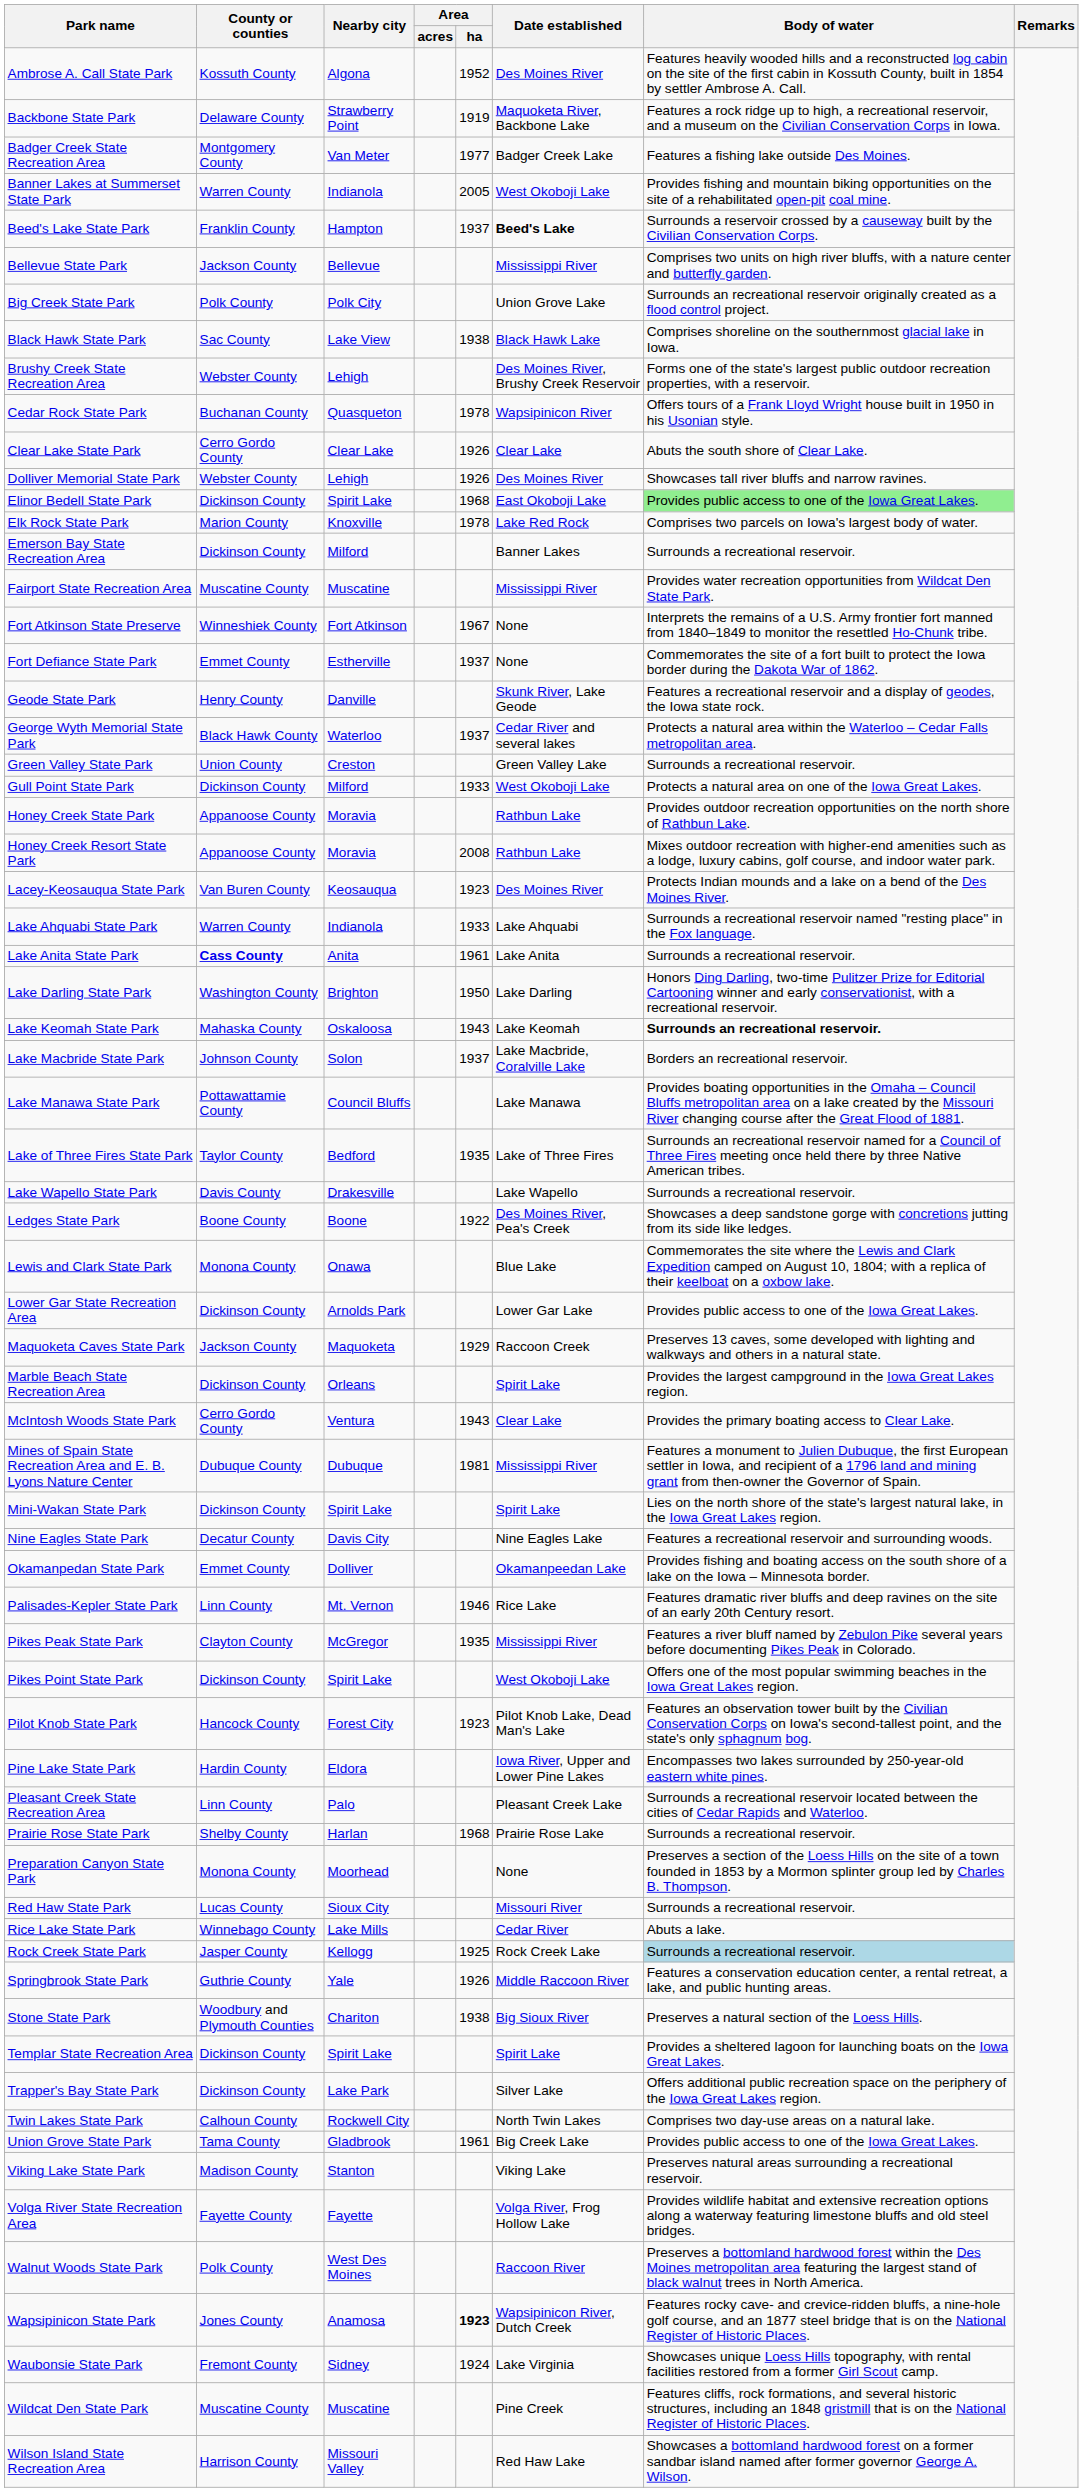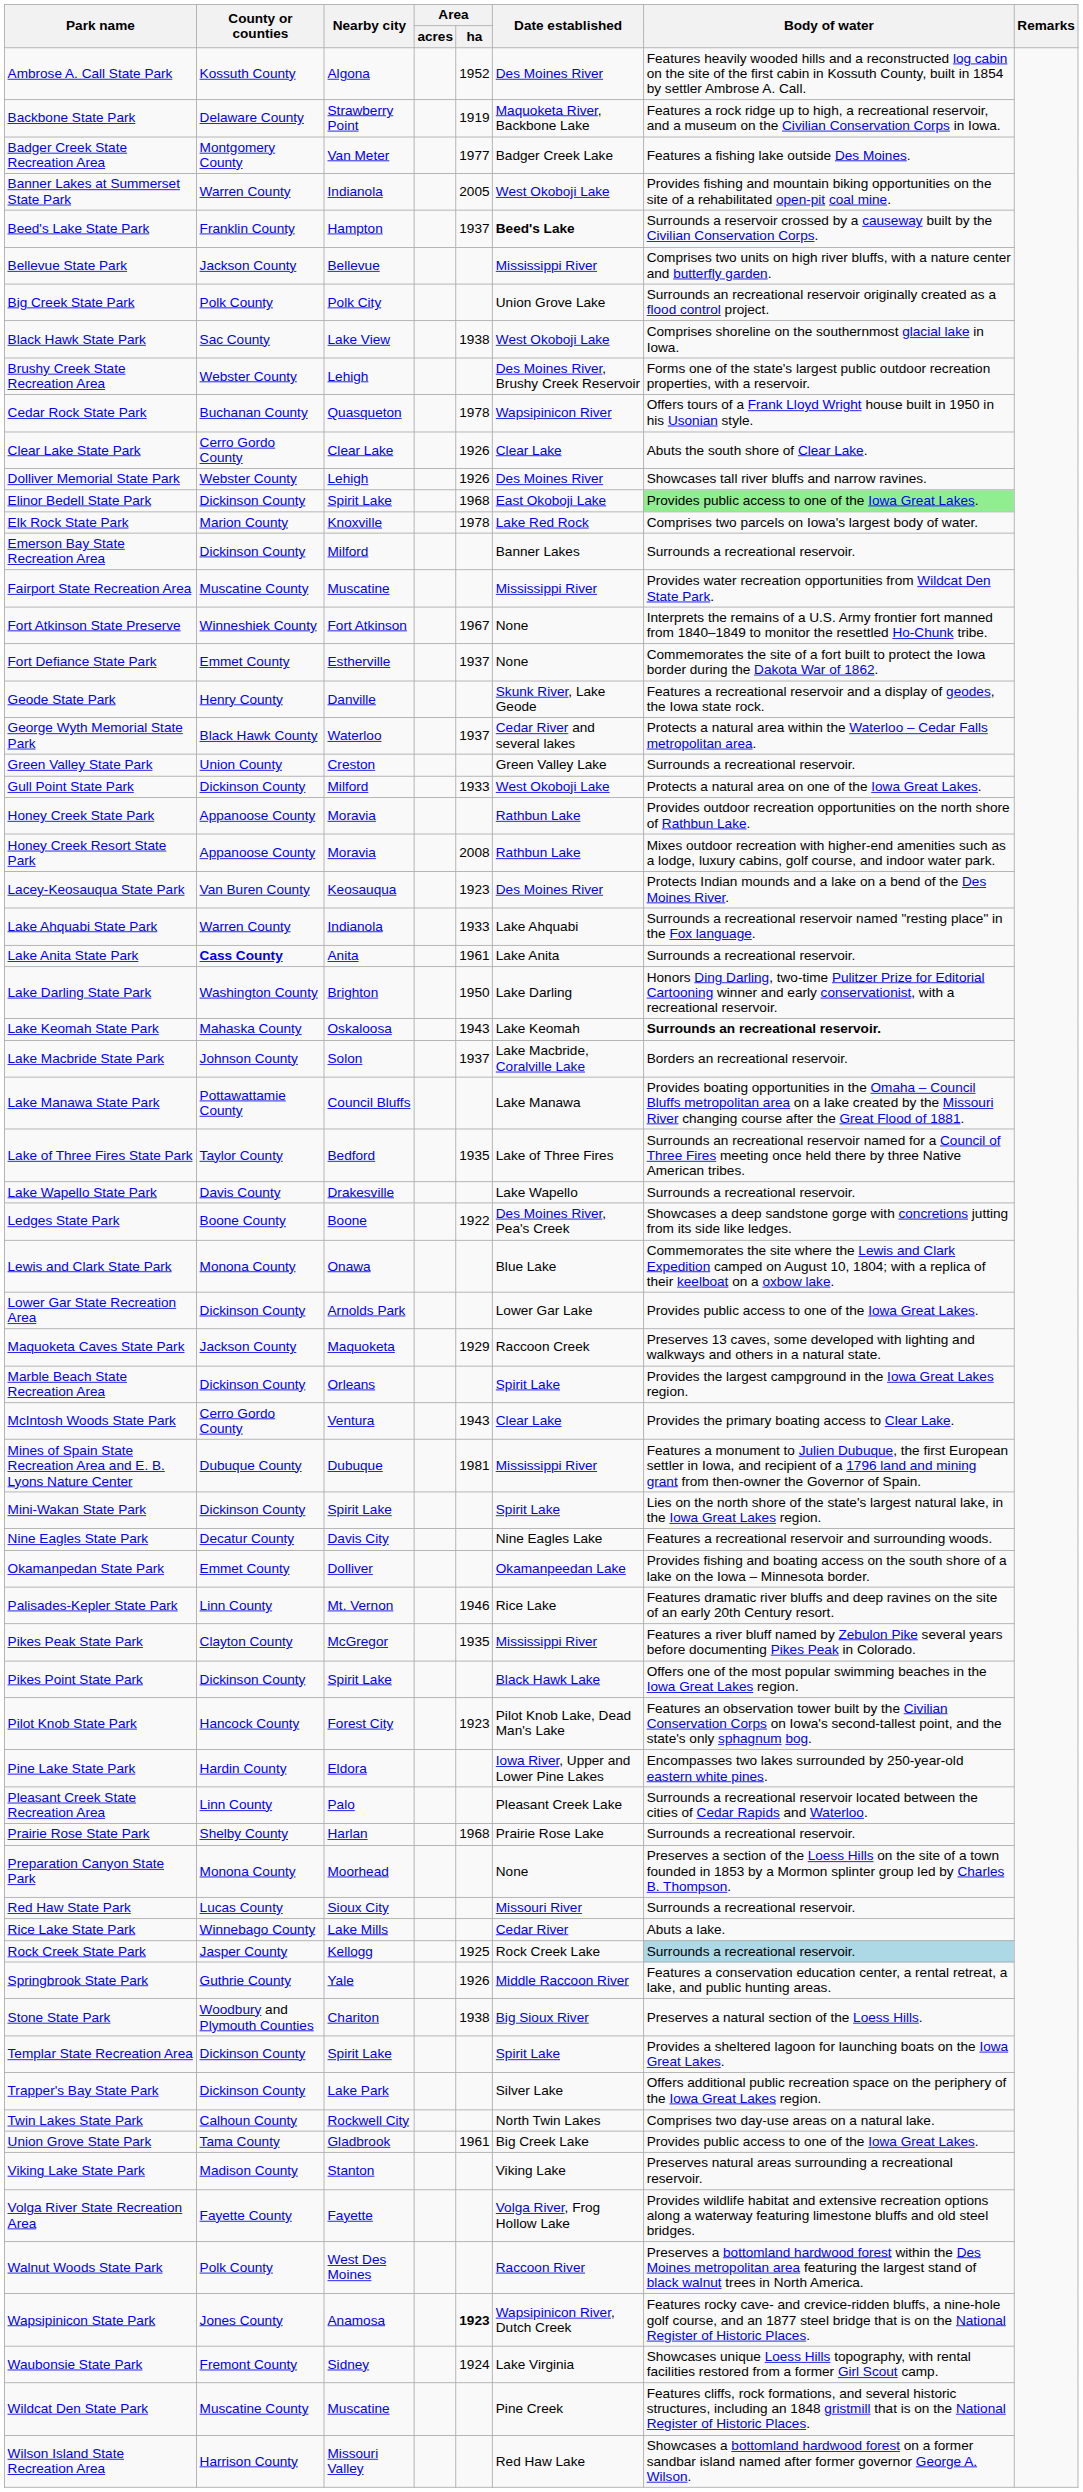(548, 339) Black Hawk Lake -> (553, 339) West Okoboji Lake
(553, 1679) West Okoboji Lake -> (548, 1679) Black Hawk Lake
